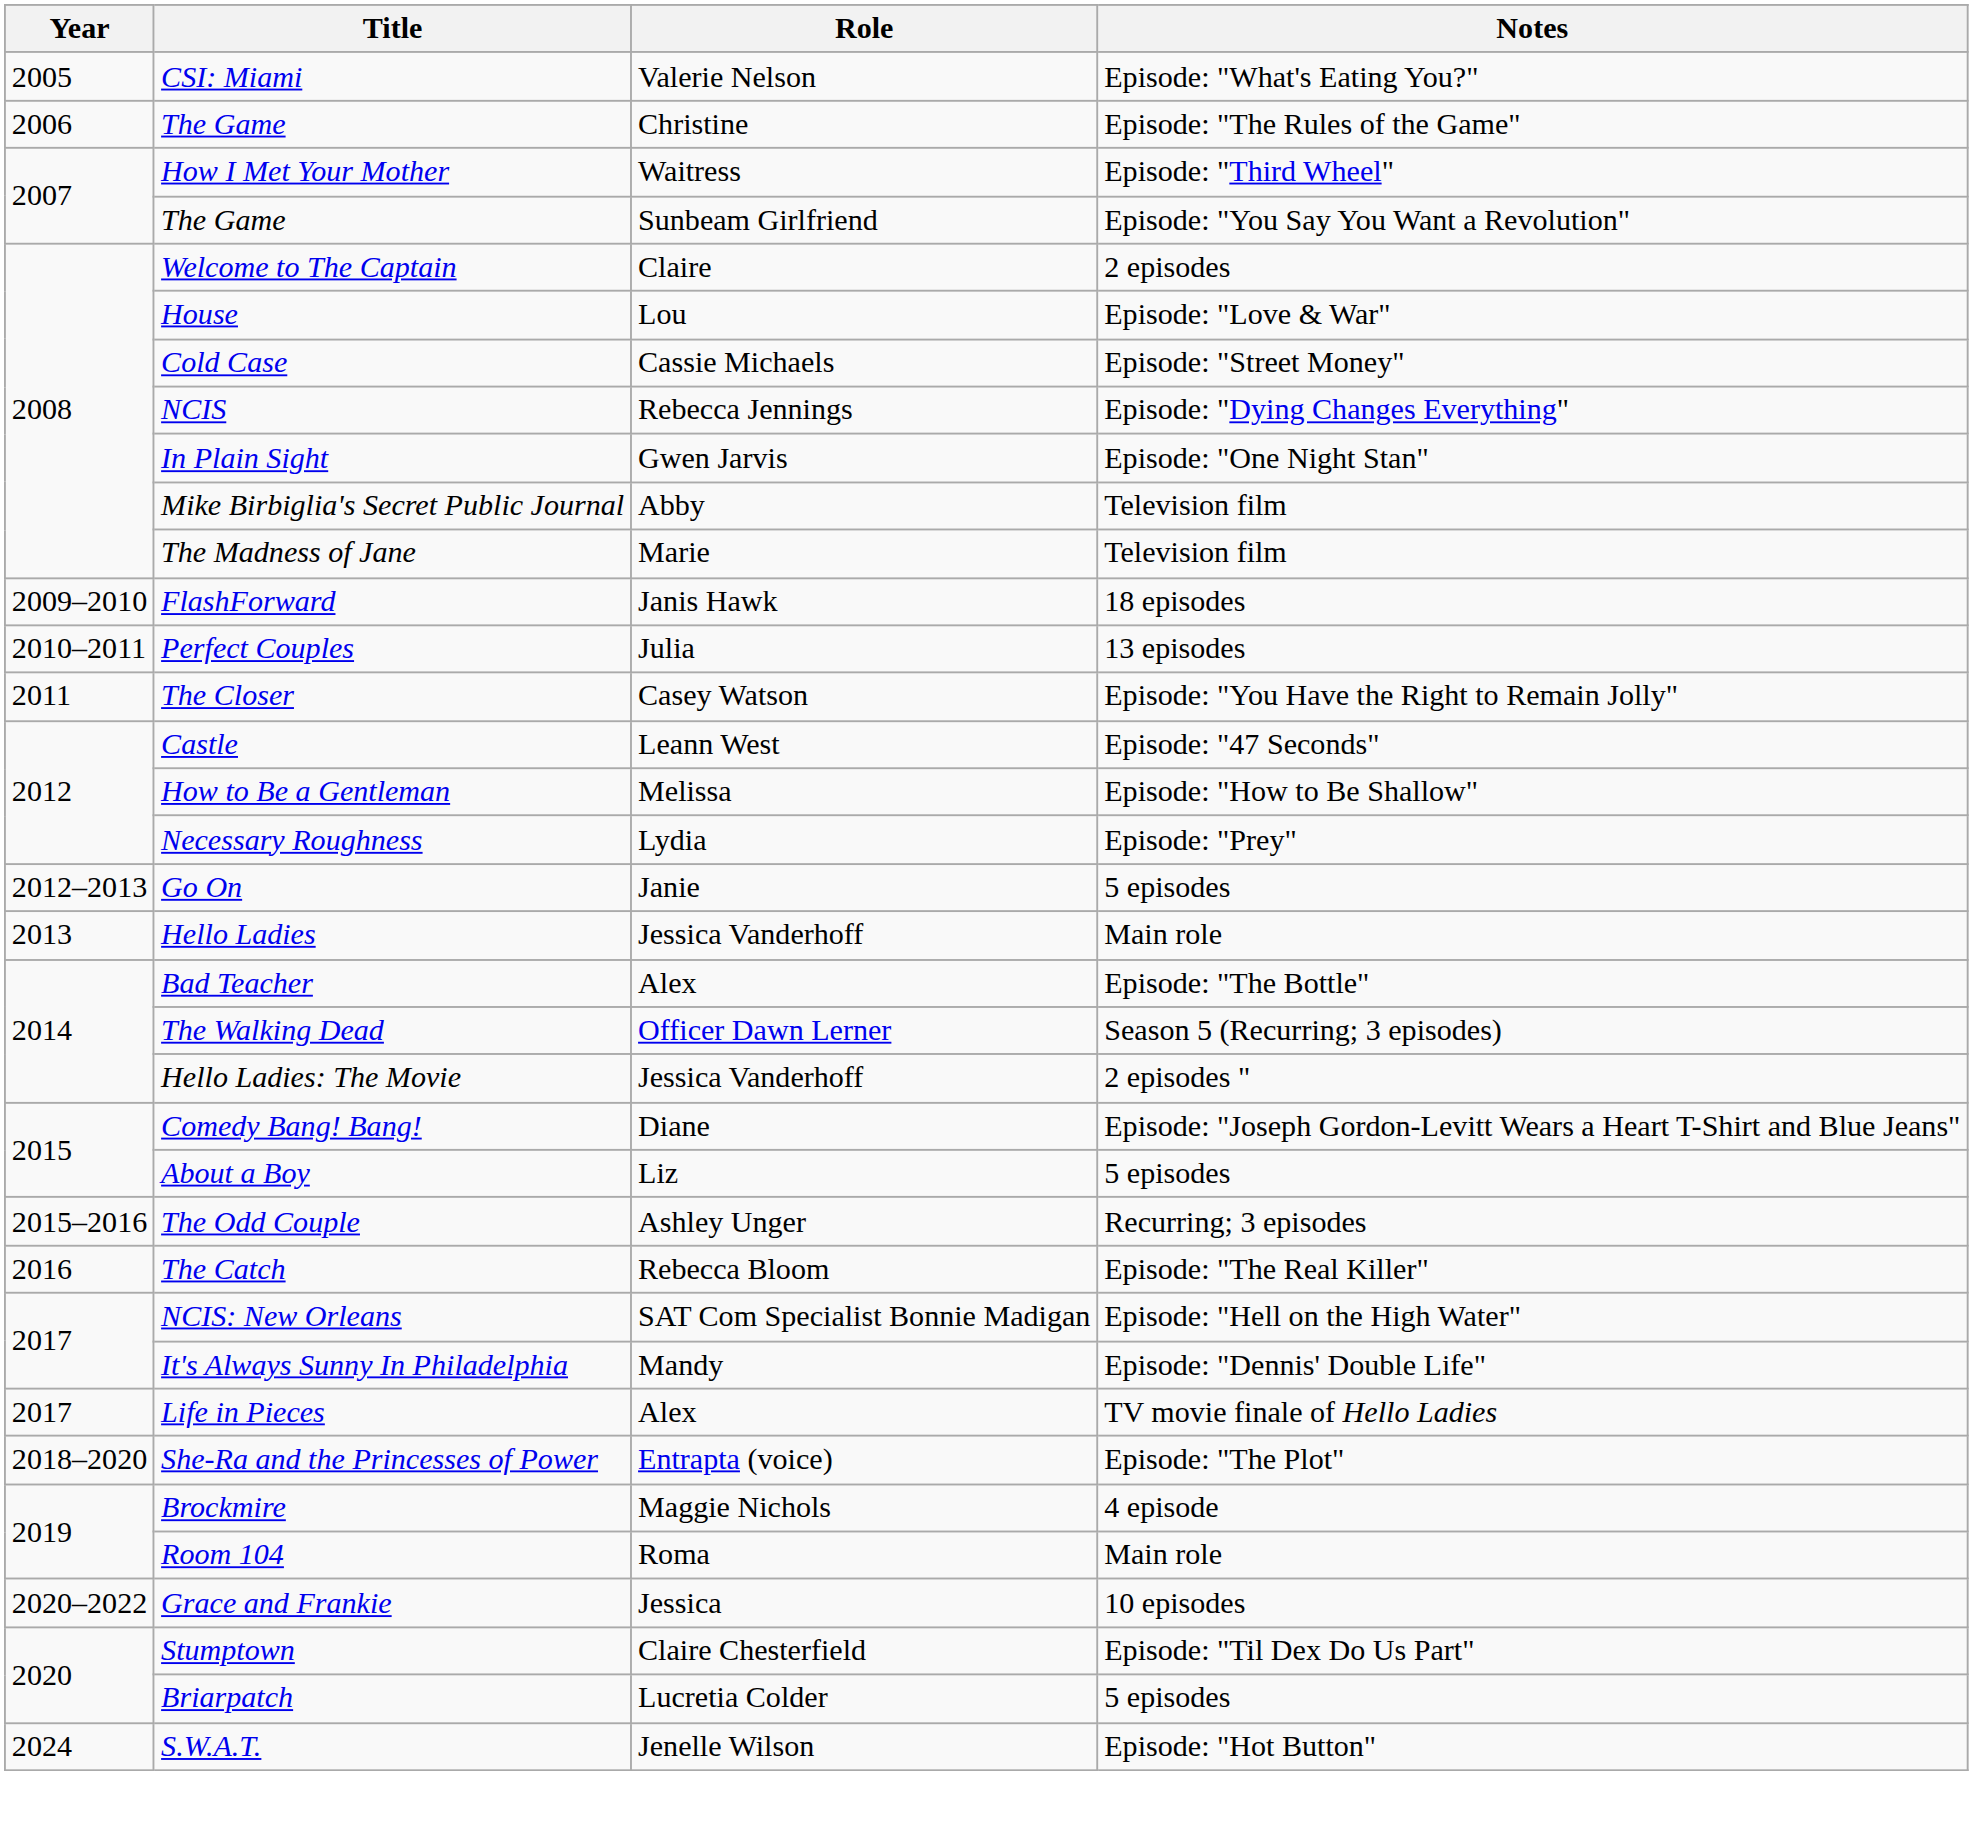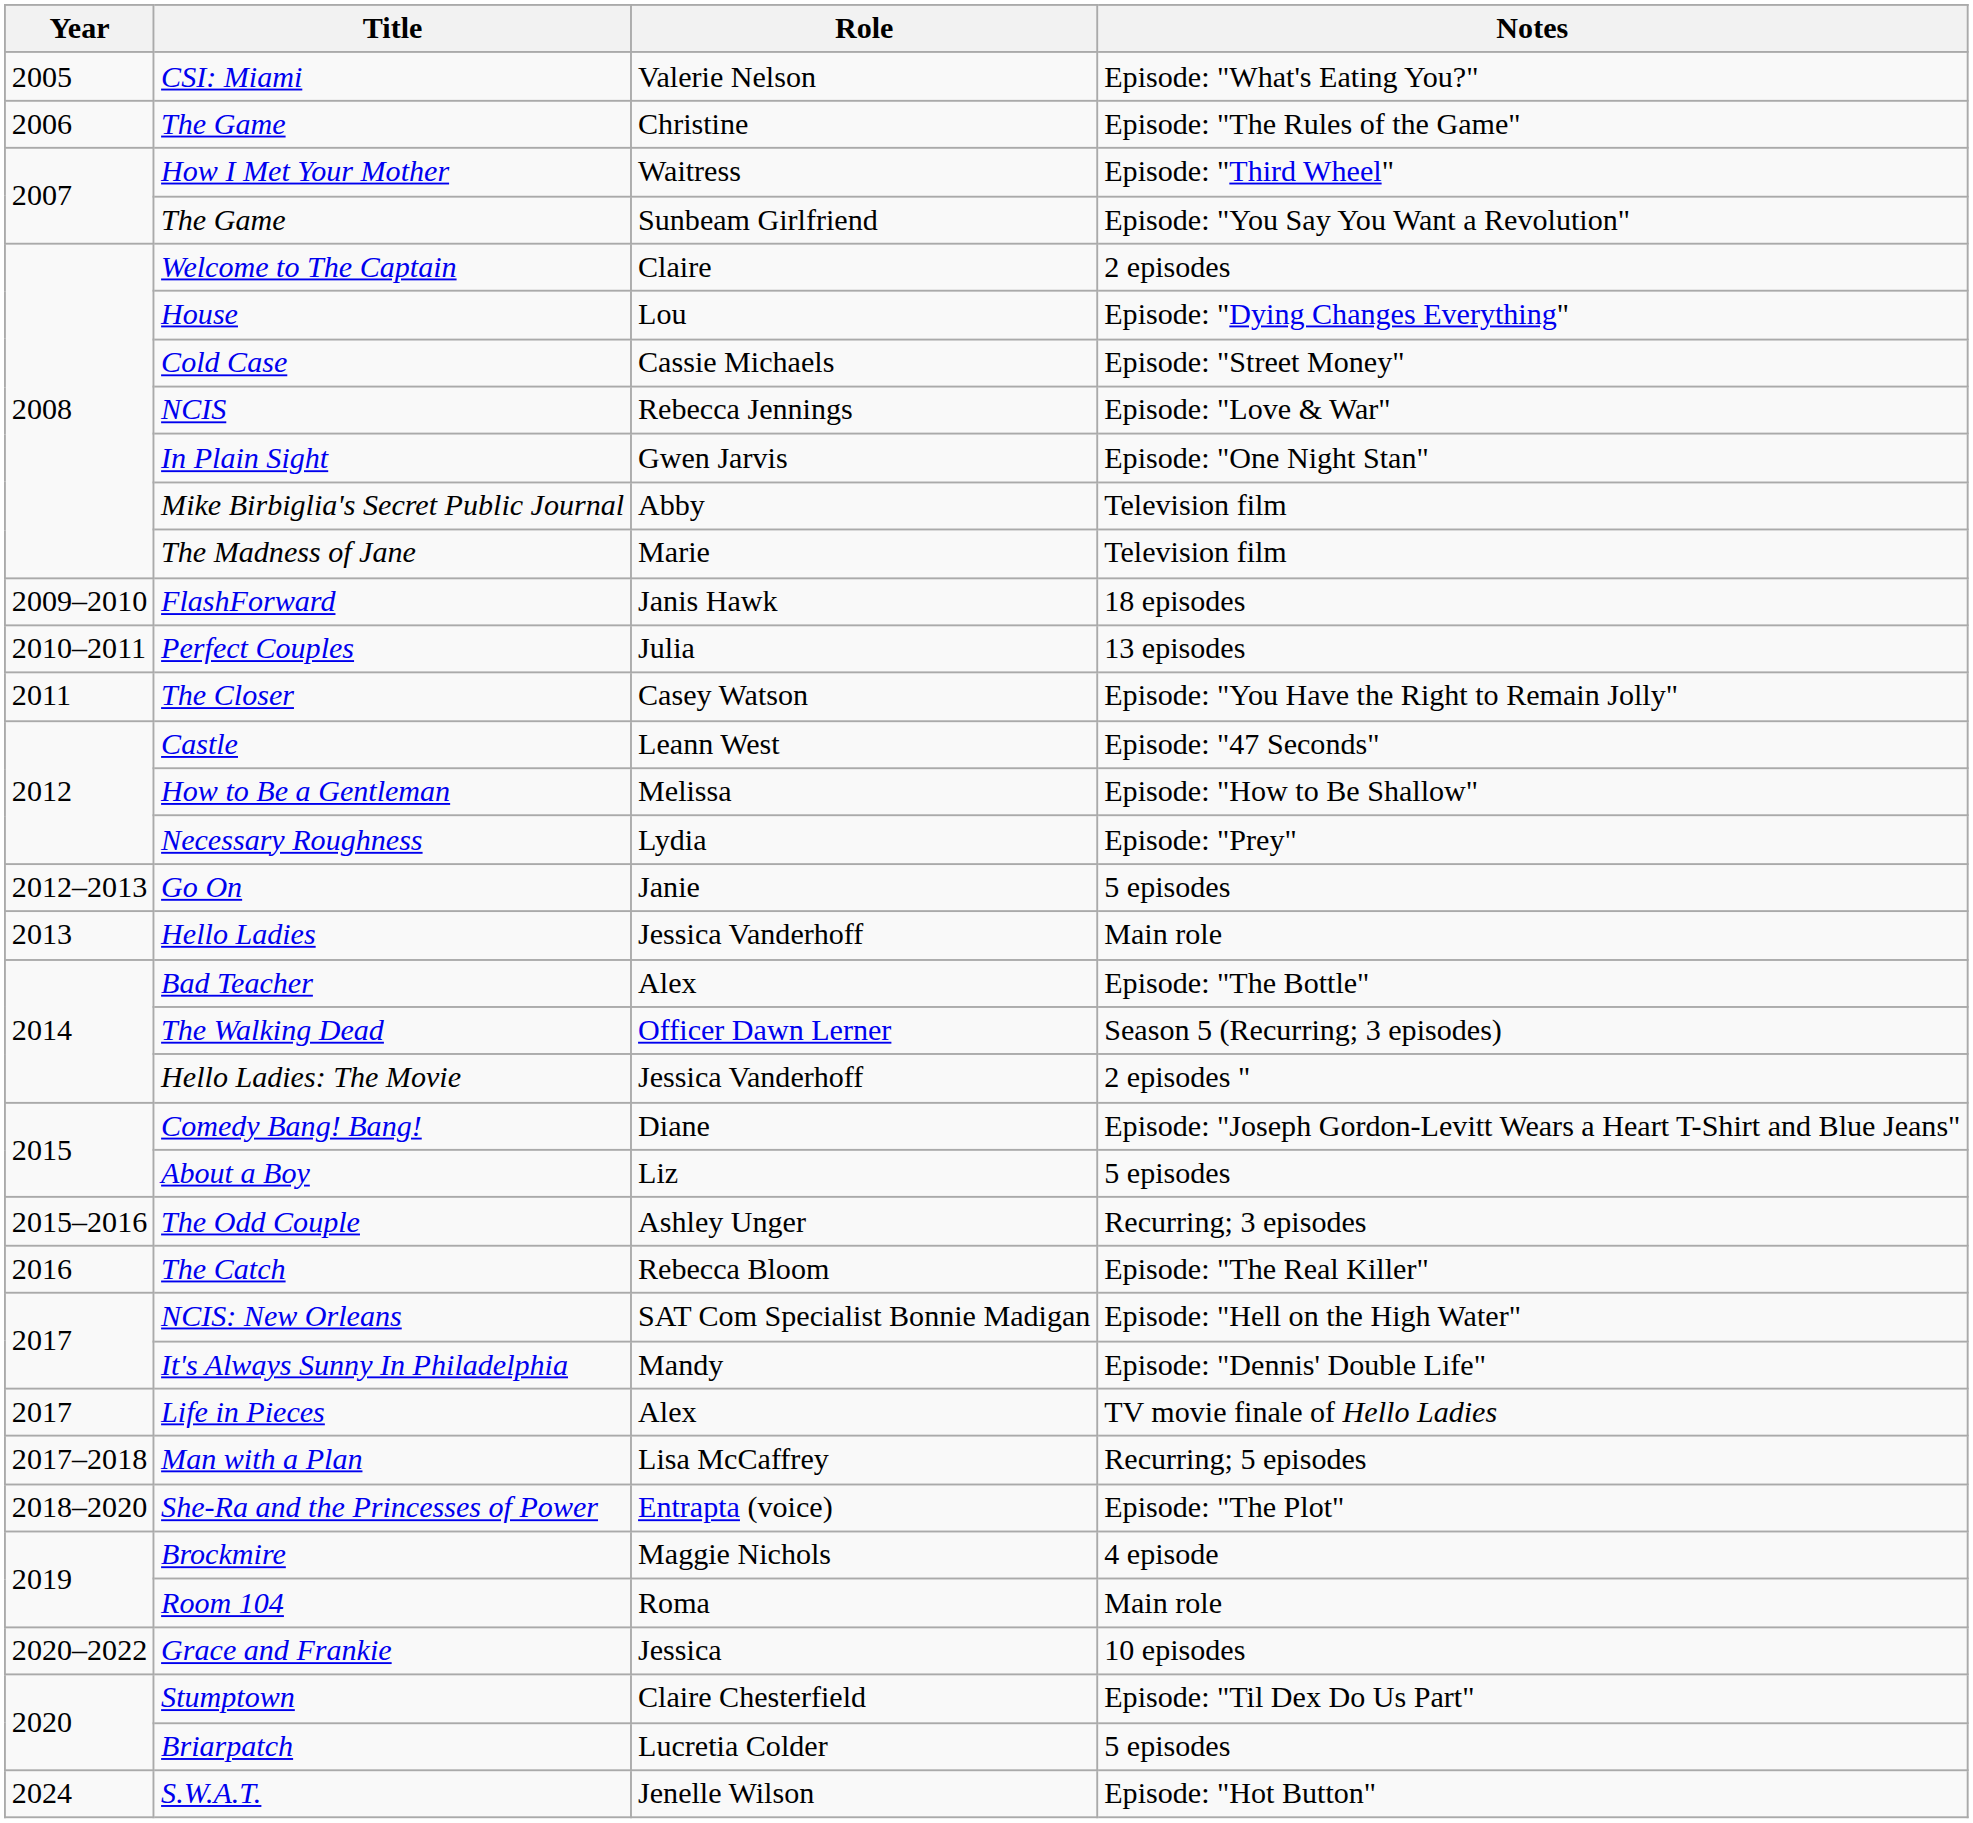(1247, 314) Episode: "Love & War" -> (1337, 314) Episode: "Dying Changes Everything"
(1337, 409) Episode: "Dying Changes Everything" -> (1247, 409) Episode: "Love & War"
+ row: (262, 1459)
